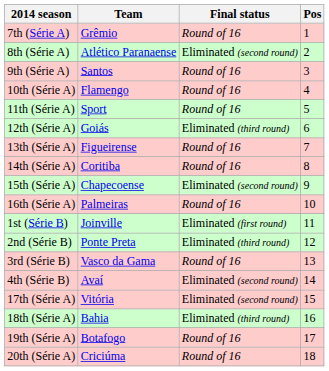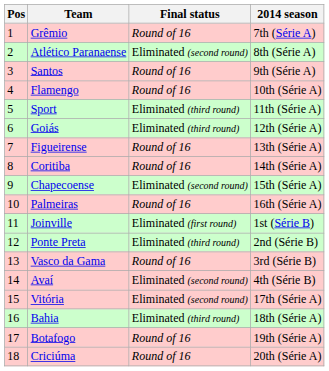columns swapped: (312, 14) <-> (41, 14)
(211, 109) Round of 16 -> (186, 109) Eliminated (third round)
